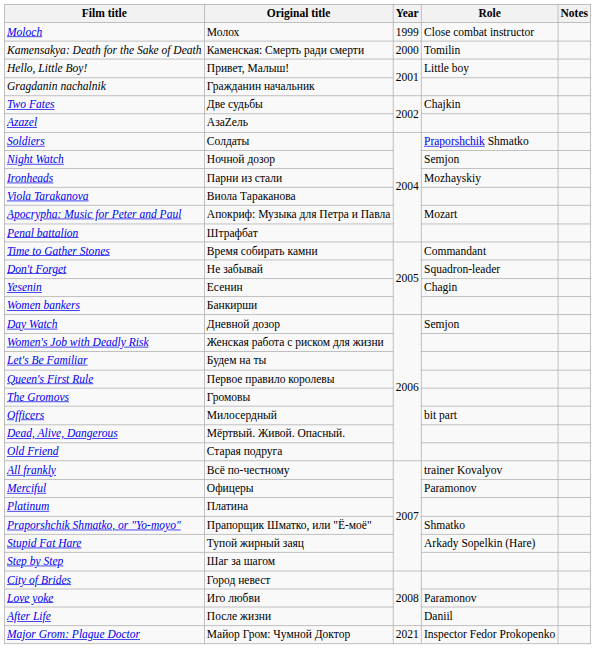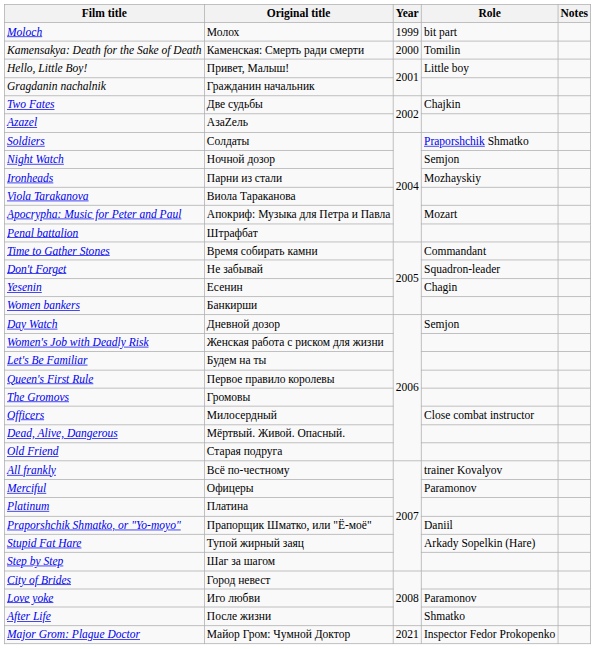(479, 31) Close combat instructor -> (440, 31) bit part
(440, 415) bit part -> (479, 415) Close combat instructor
(444, 525) Shmatko -> (438, 525) Daniil
(438, 616) Daniil -> (444, 616) Shmatko
